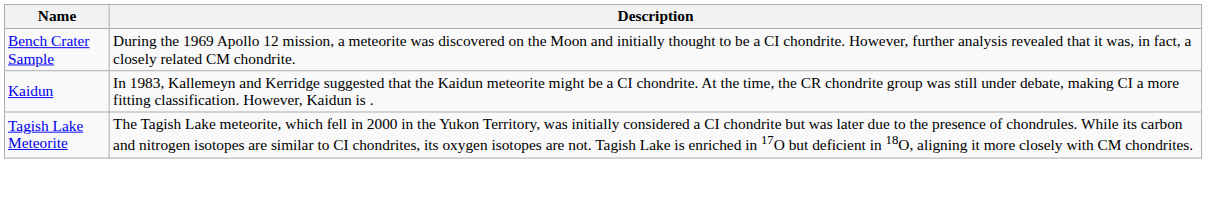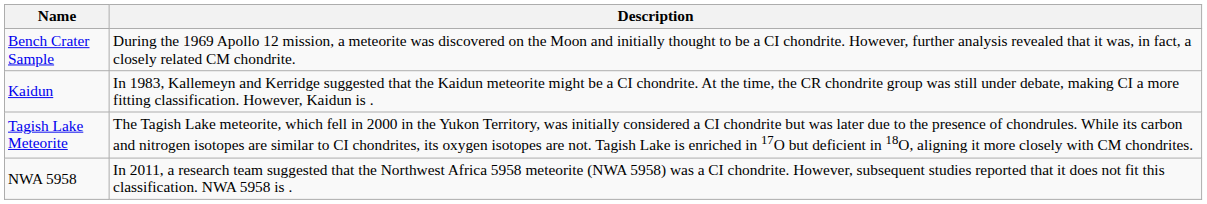+ row: (42, 178)
